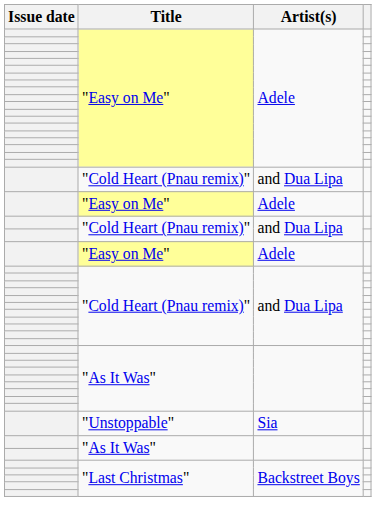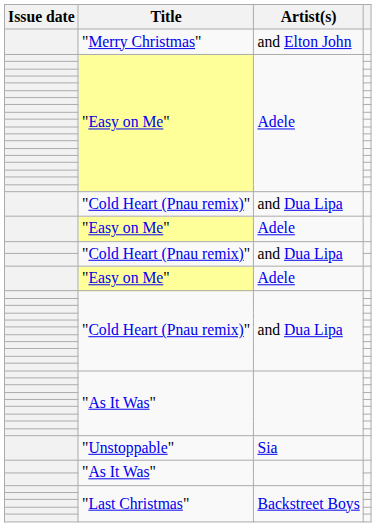+ row: (142, 41)
